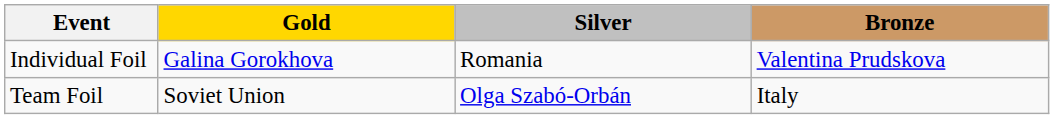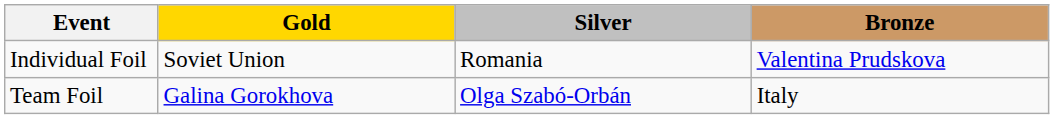(248, 58) Galina Gorokhova -> (224, 58) Soviet Union
(224, 95) Soviet Union -> (248, 95) Galina Gorokhova
